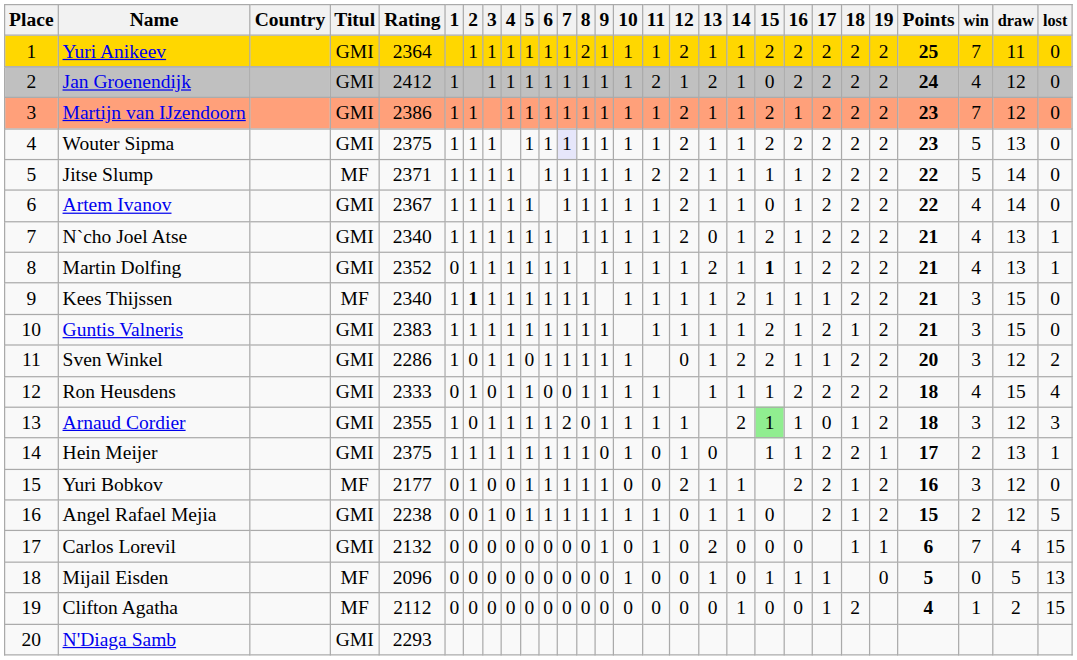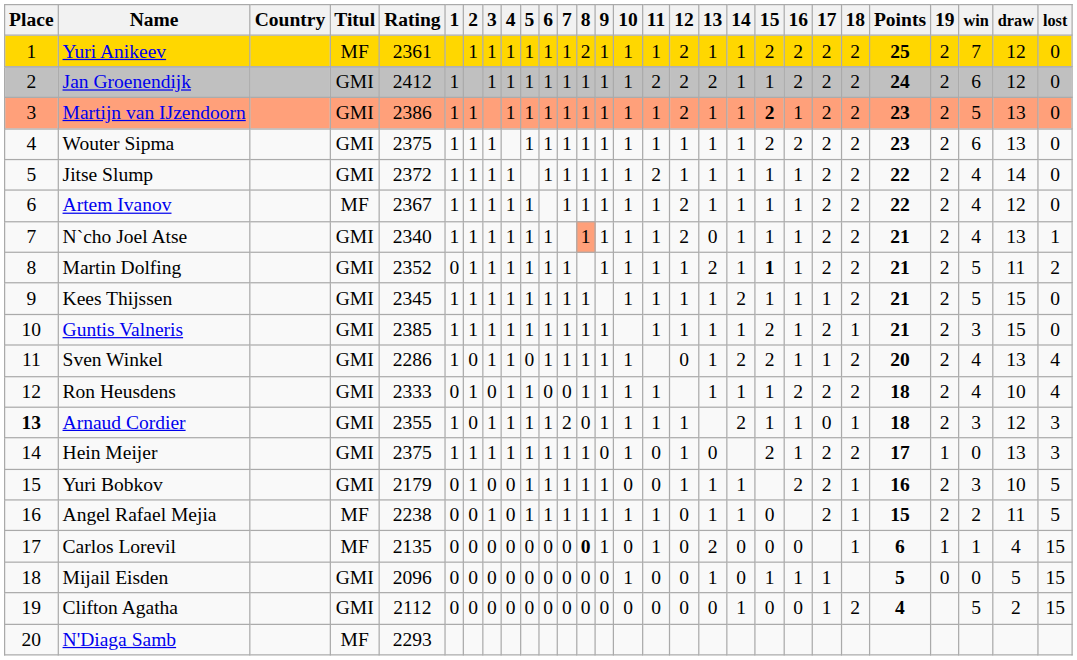columns swapped: (884, 19) <-> (928, 19)
(355, 50) GMI -> (355, 50) MF
(412, 50) 2364 -> (412, 50) 2361
(1016, 50) 11 -> (1016, 50) 12
(684, 81) 1 -> (684, 81) 2
(770, 81) 0 -> (770, 81) 1
(976, 81) 4 -> (976, 81) 6
(770, 112) normal -> (770, 112) bold
(976, 112) 7 -> (976, 112) 5
(1016, 112) 12 -> (1016, 112) 13
(567, 143) lavender background -> (567, 143) no background
(684, 143) 2 -> (684, 143) 1
(976, 143) 5 -> (976, 143) 6
(355, 174) MF -> (355, 174) GMI
(412, 174) 2371 -> (412, 174) 2372
(684, 174) 2 -> (684, 174) 1
(976, 174) 5 -> (976, 174) 4
(355, 205) GMI -> (355, 205) MF
(770, 205) 0 -> (770, 205) 1
(1016, 205) 14 -> (1016, 205) 12
(586, 236) no background -> (586, 236) lightsalmon background
(770, 236) 2 -> (770, 236) 1
(976, 267) 4 -> (976, 267) 5
(1016, 267) 13 -> (1016, 267) 11
(1055, 267) 1 -> (1055, 267) 2
(355, 298) MF -> (355, 298) GMI
(412, 298) 2340 -> (412, 298) 2345
(473, 298) bold -> (473, 298) normal
(976, 298) 3 -> (976, 298) 5
(412, 329) 2383 -> (412, 329) 2385
(976, 360) 3 -> (976, 360) 4
(1016, 360) 12 -> (1016, 360) 13
(1055, 360) 2 -> (1055, 360) 4
(1016, 391) 15 -> (1016, 391) 10
(31, 422) normal -> (31, 422) bold
(770, 422) lightgreen background -> (770, 422) no background
(770, 453) 1 -> (770, 453) 2
(976, 453) 2 -> (976, 453) 0
(1055, 453) 1 -> (1055, 453) 3
(355, 484) MF -> (355, 484) GMI
(412, 484) 2177 -> (412, 484) 2179
(684, 484) 2 -> (684, 484) 1
(1016, 484) 12 -> (1016, 484) 10
(1055, 484) 0 -> (1055, 484) 5
(355, 515) GMI -> (355, 515) MF
(1016, 515) 12 -> (1016, 515) 11
(355, 546) GMI -> (355, 546) MF
(412, 546) 2132 -> (412, 546) 2135
(586, 546) normal -> (586, 546) bold
(976, 546) 7 -> (976, 546) 1
(355, 577) MF -> (355, 577) GMI
(1055, 577) 13 -> (1055, 577) 15
(355, 608) MF -> (355, 608) GMI
(976, 608) 1 -> (976, 608) 5
(355, 639) GMI -> (355, 639) MF
